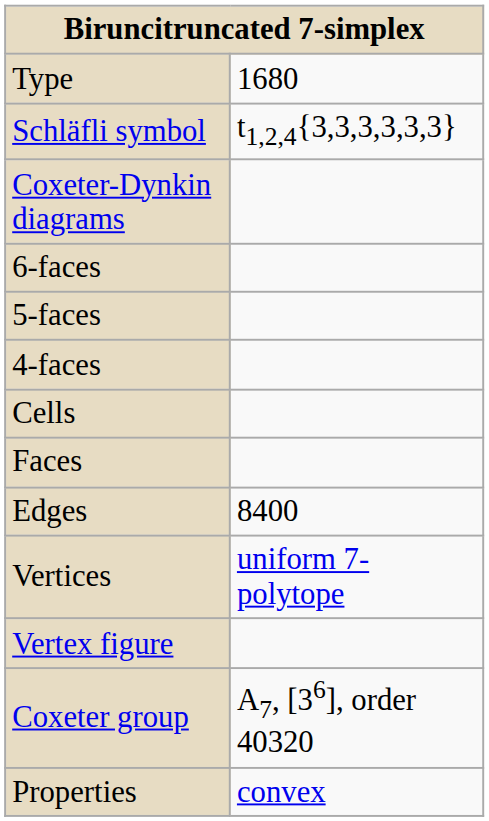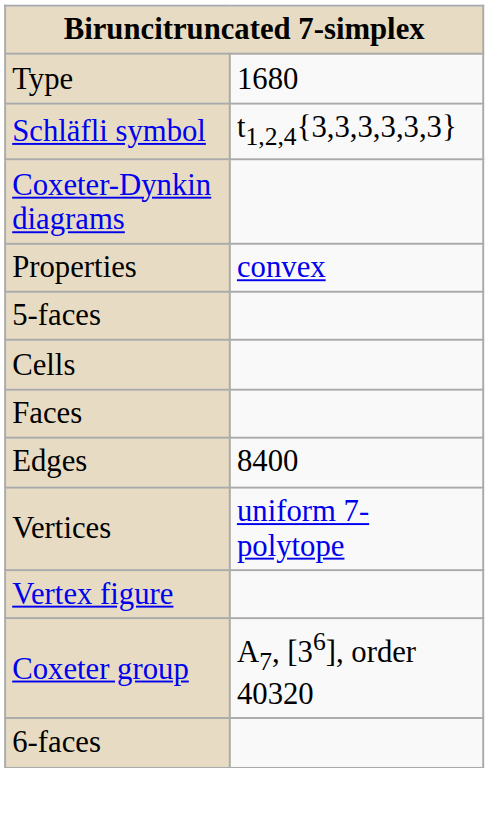rows swapped: (57, 267) <-> (74, 791)
- row: (57, 364)
